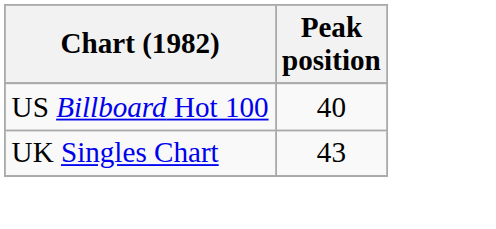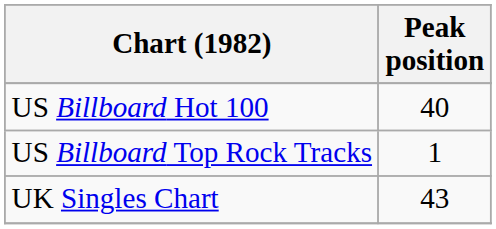+ row: (192, 152)
